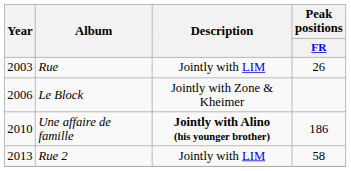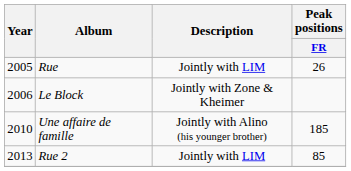(20, 67) 2003 -> (20, 67) 2005
(222, 128) bold -> (222, 128) normal
(319, 128) 186 -> (319, 128) 185
(319, 156) 58 -> (319, 156) 85
